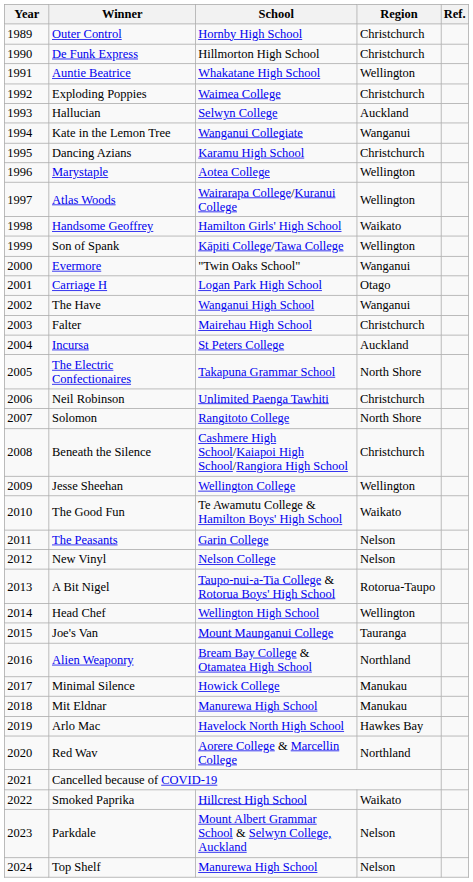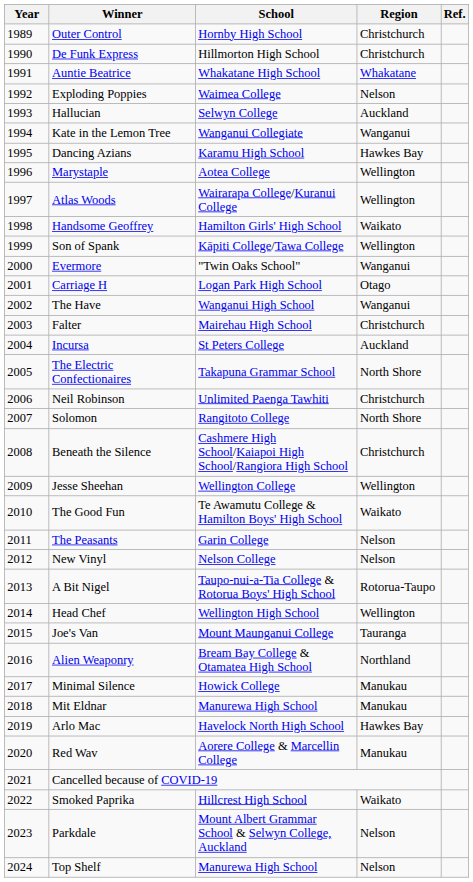(387, 73) Wellington -> (388, 73) Whakatane
(392, 93) Christchurch -> (378, 93) Nelson
(392, 152) Christchurch -> (392, 152) Hawkes Bay
(385, 753) Northland -> (383, 753) Manukau
